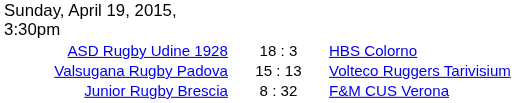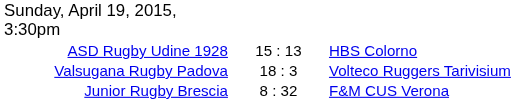(278, 51) 18 : 3 -> (278, 51) 15 : 13
(278, 71) 15 : 13 -> (278, 71) 18 : 3
